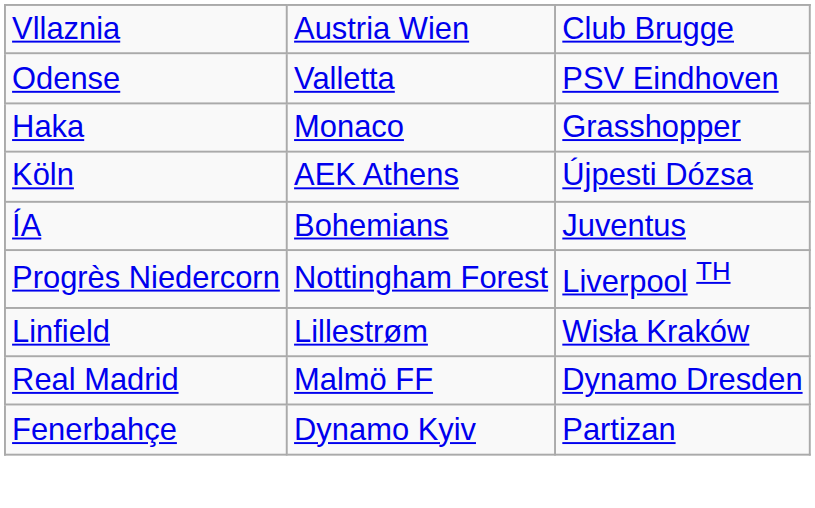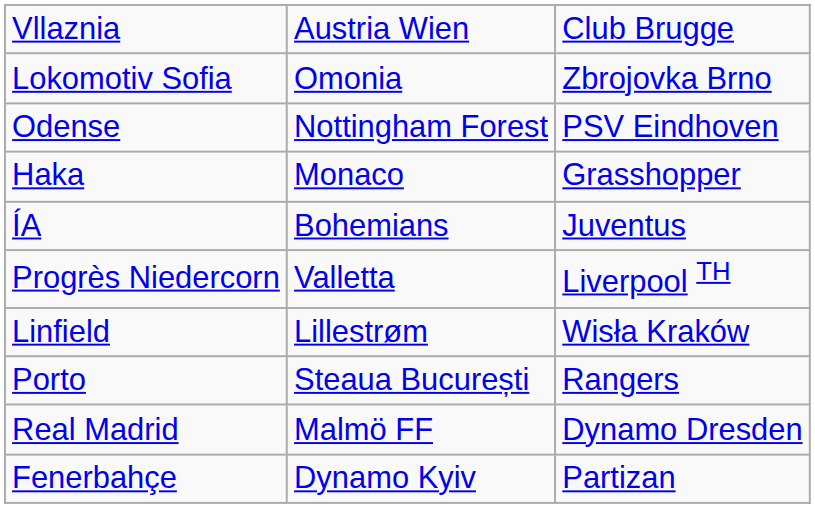+ row: (122, 77)
(344, 77) Valletta -> (421, 126) Nottingham Forest
- row: (43, 175)
(421, 278) Nottingham Forest -> (344, 278) Valletta
+ row: (49, 380)
